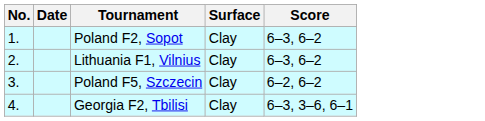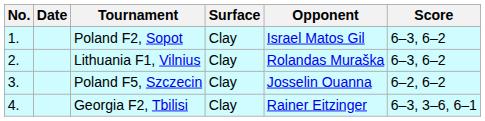+ column: (326, 15)
